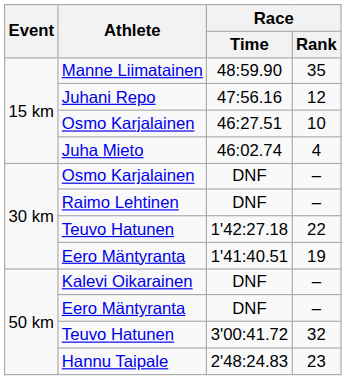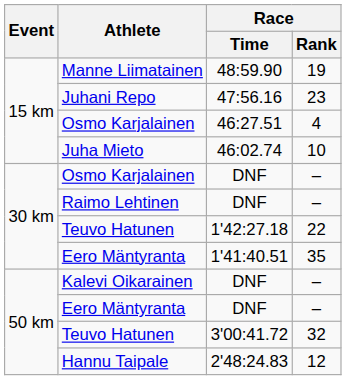(316, 71) 35 -> (316, 71) 19
(316, 97) 12 -> (316, 97) 23
(316, 124) 10 -> (316, 124) 4
(316, 150) 4 -> (316, 150) 10
(316, 256) 19 -> (316, 256) 35
(316, 361) 23 -> (316, 361) 12
